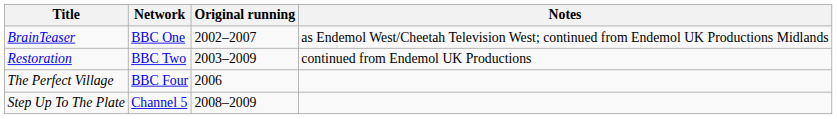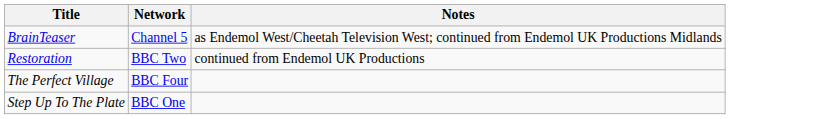- column: (245, 15)
(158, 37) BBC One -> (159, 37) Channel 5
(159, 102) Channel 5 -> (158, 102) BBC One
